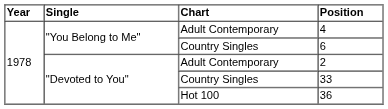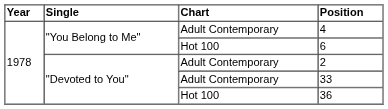(219, 46) Country Singles -> (200, 46) Hot 100
(219, 79) Country Singles -> (230, 79) Adult Contemporary
